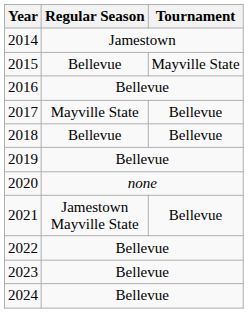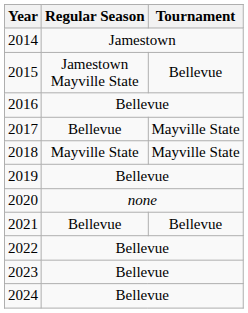(95, 64) Bellevue -> (95, 72) Jamestown Mayville State
(196, 64) Mayville State -> (196, 72) Bellevue
(95, 111) Mayville State -> (95, 128) Bellevue
(196, 111) Bellevue -> (196, 128) Mayville State
(95, 135) Bellevue -> (95, 152) Mayville State
(196, 135) Bellevue -> (196, 152) Mayville State
(95, 215) Jamestown Mayville State -> (95, 224) Bellevue
